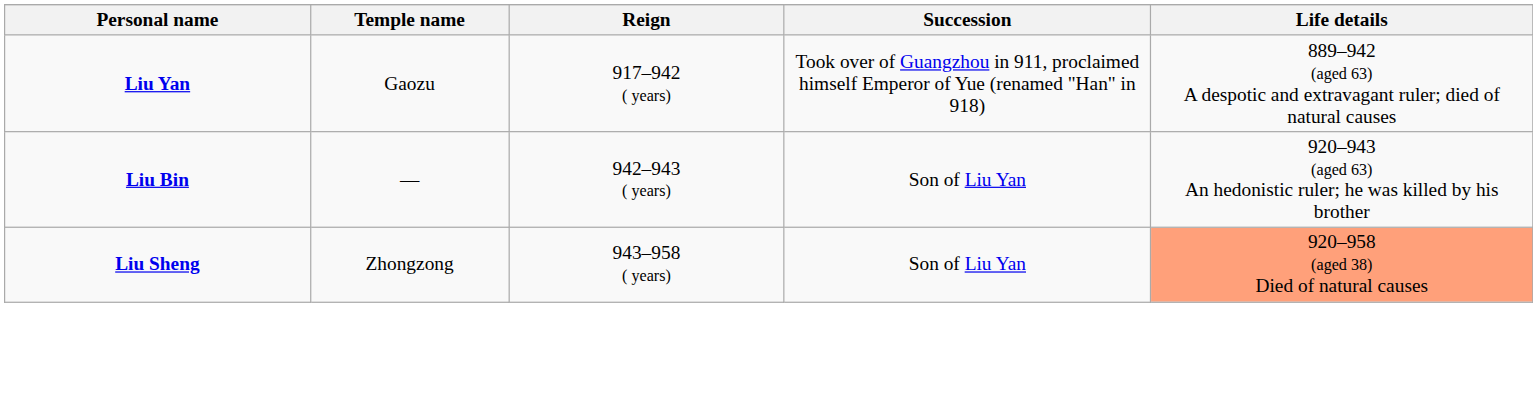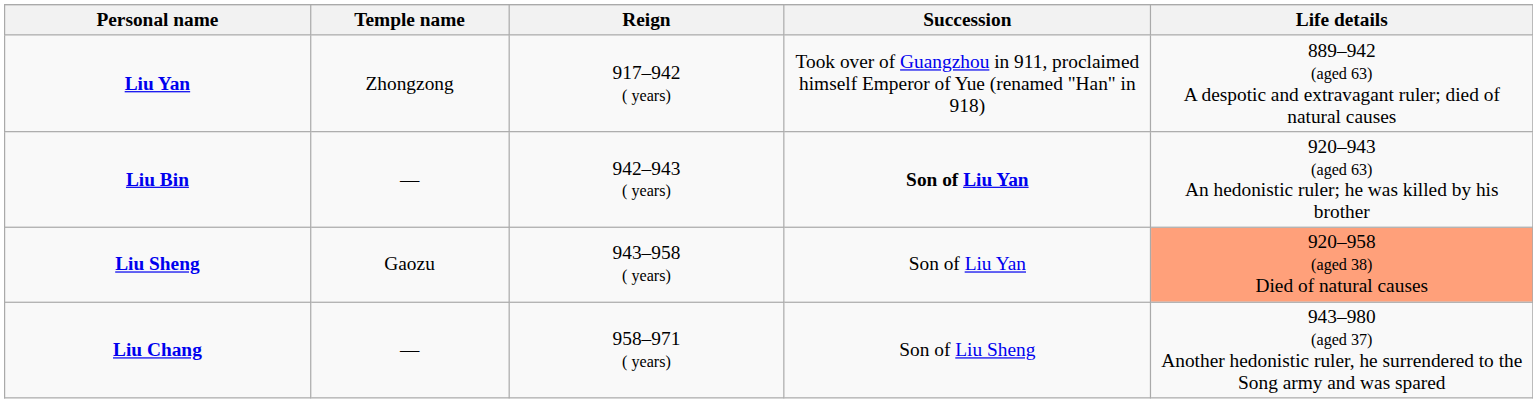(410, 83) Gaozu -> (410, 83) Zhongzong
(967, 179) normal -> (967, 179) bold
(410, 264) Zhongzong -> (410, 264) Gaozu
+ row: (157, 349)
